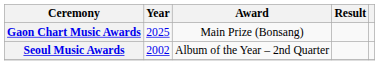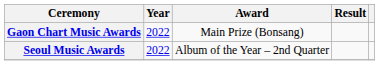(158, 32) 2025 -> (158, 32) 2022
(158, 50) 2002 -> (158, 50) 2022
